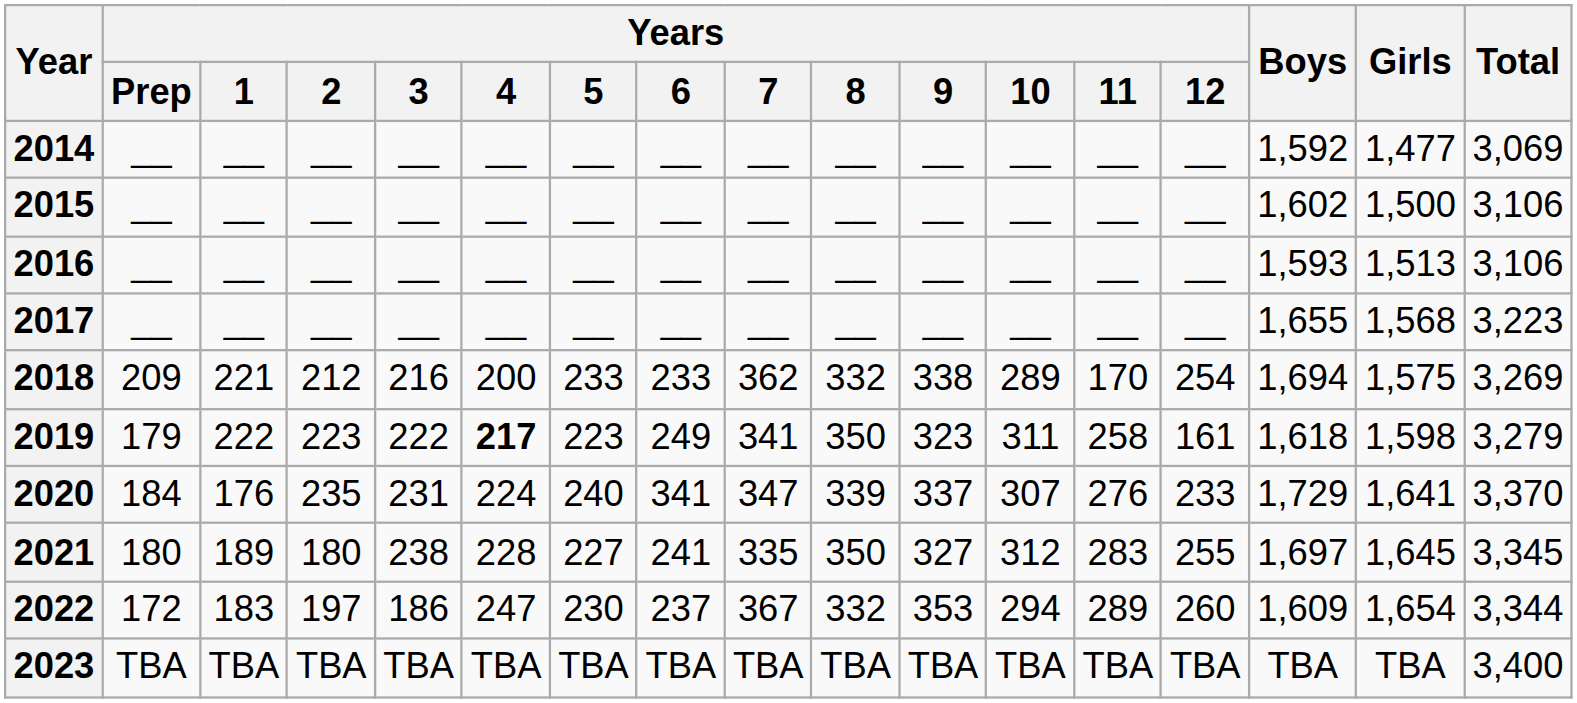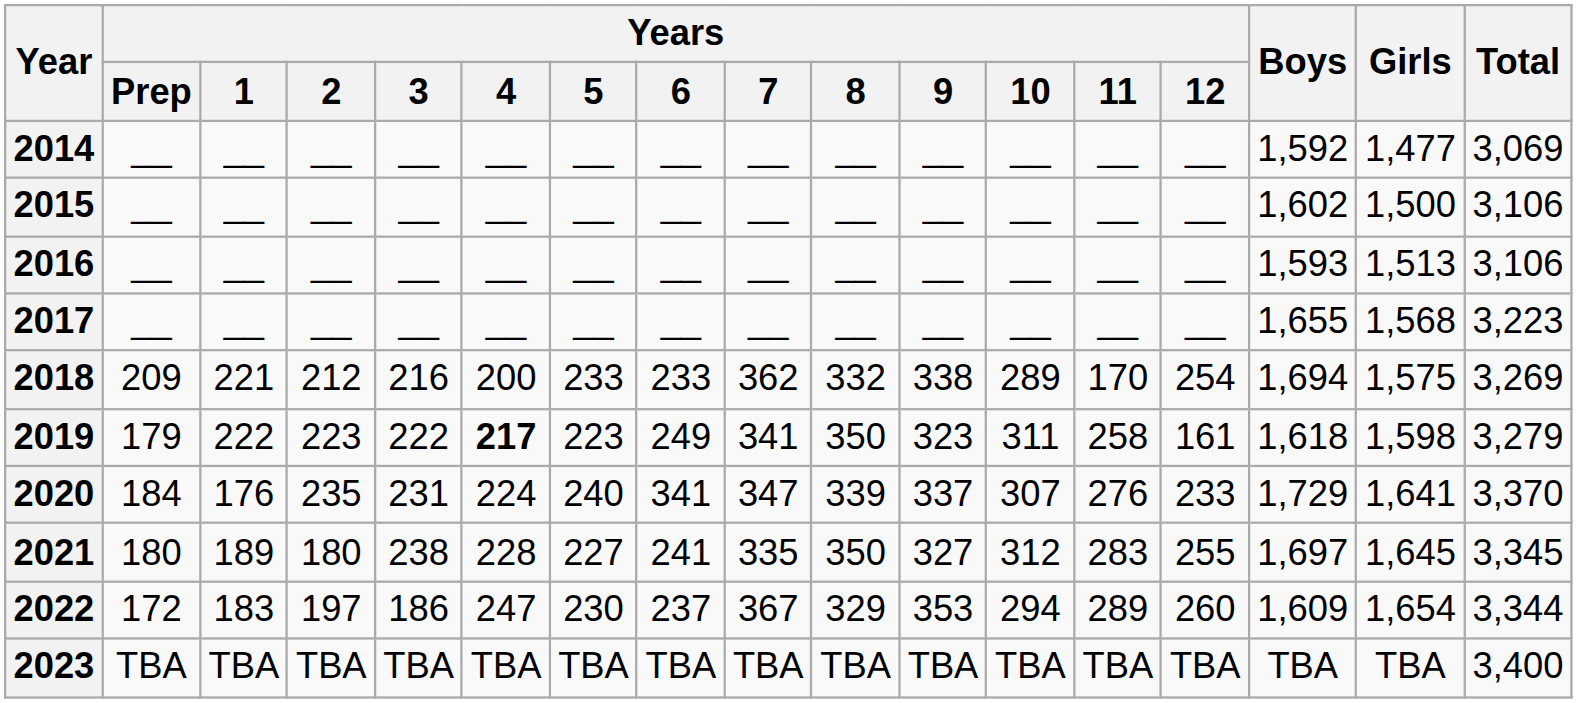(856, 609) 332 -> (856, 609) 329
